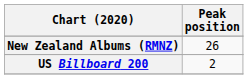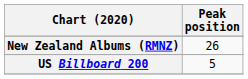(212, 64) 2 -> (212, 64) 5
